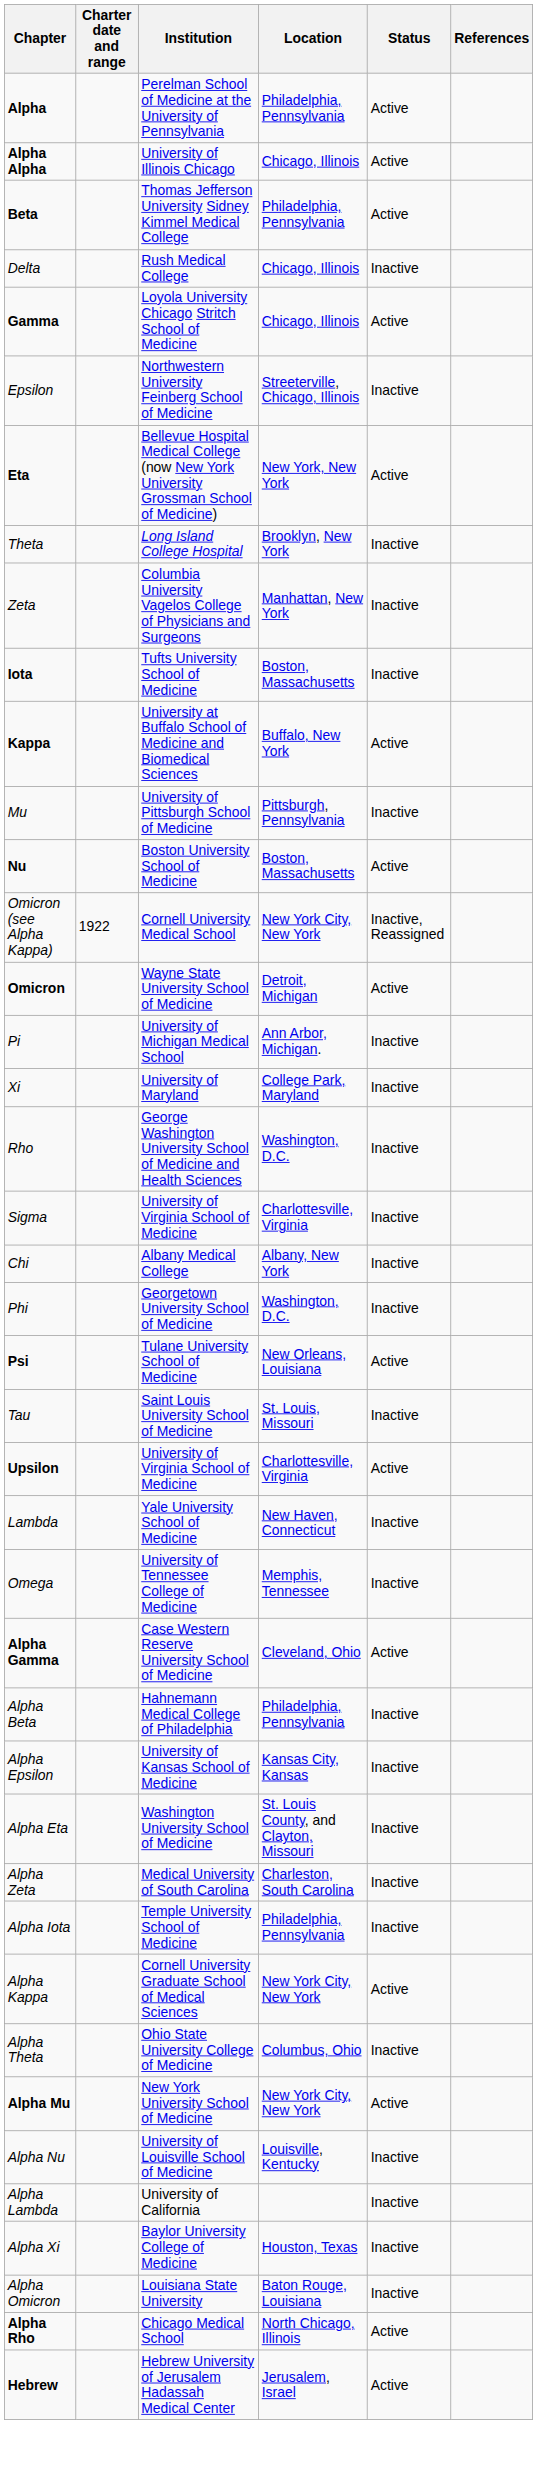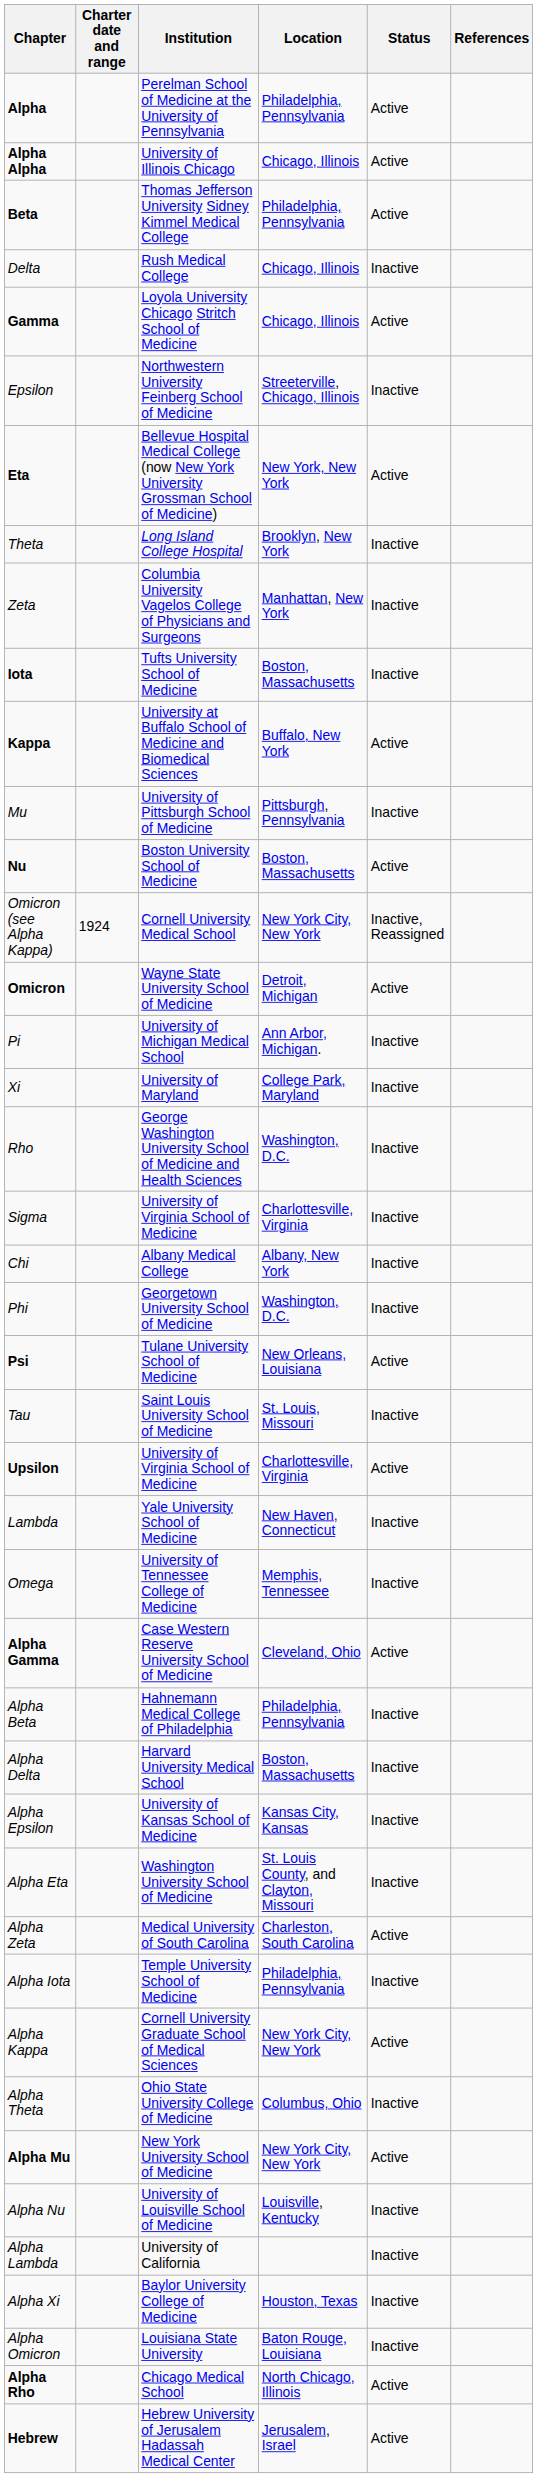(94, 927) 1922 -> (94, 927) 1924
+ row: (25, 1767)
(395, 1882) Inactive -> (390, 1935) Active
